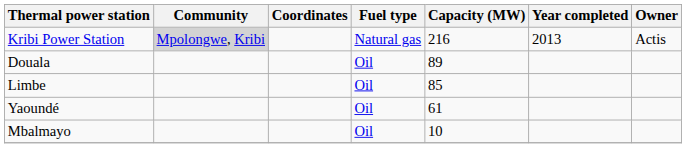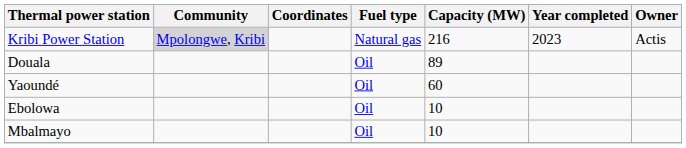(547, 39) 2013 -> (547, 39) 2023
- row: (27, 85)
(435, 108) 61 -> (435, 85) 60
+ row: (34, 108)
